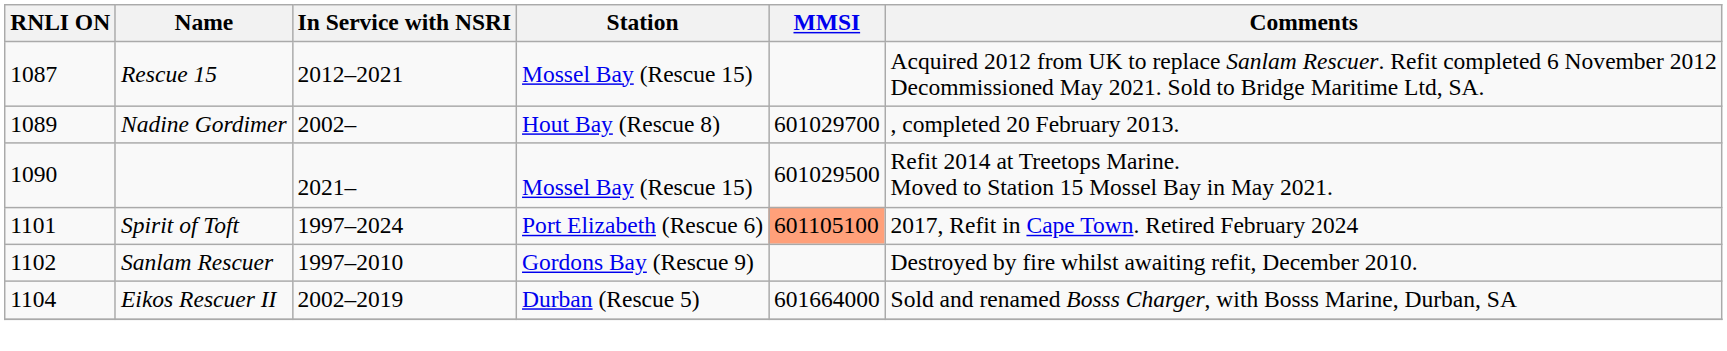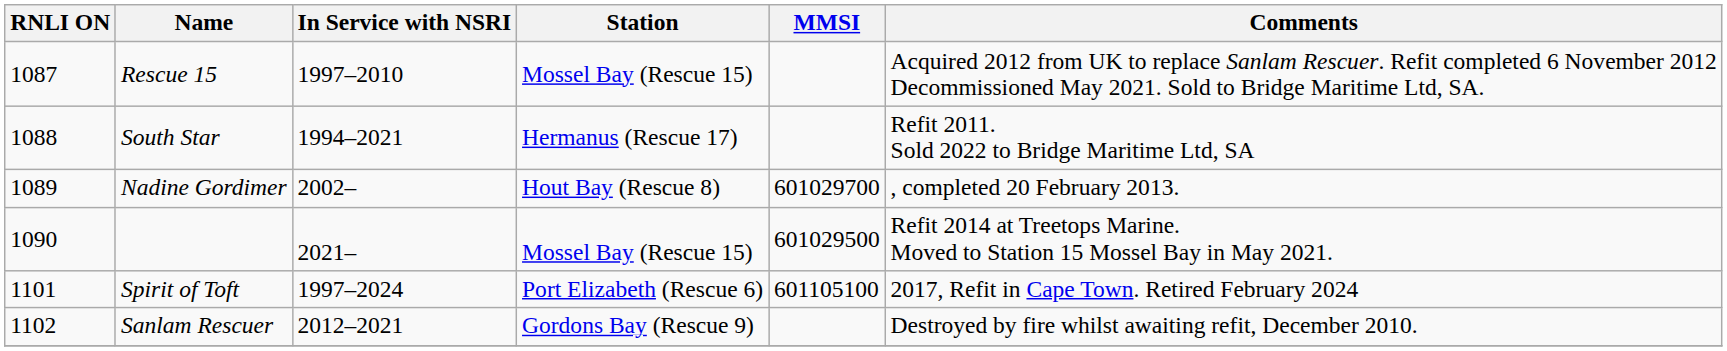(350, 73) 2012–2021 -> (350, 73) 1997–2010
+ row: (34, 137)
(826, 225) lightsalmon background -> (826, 289) no background
(350, 262) 1997–2010 -> (350, 326) 2012–2021
- row: (33, 299)
